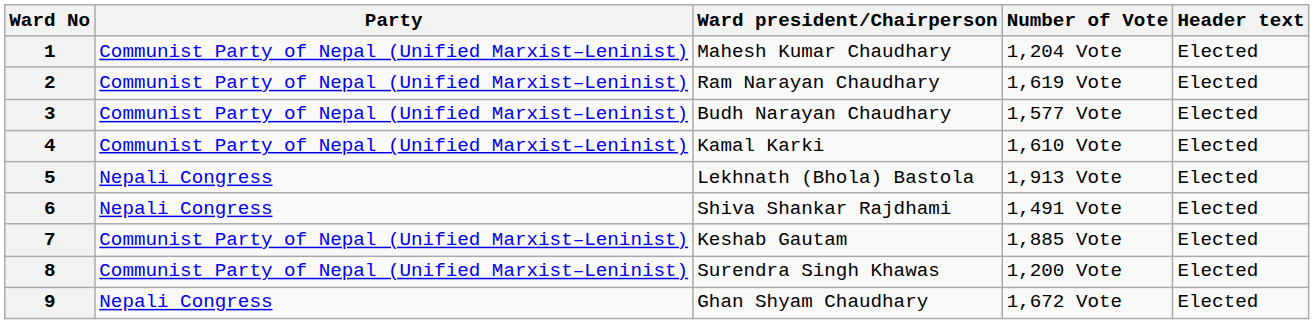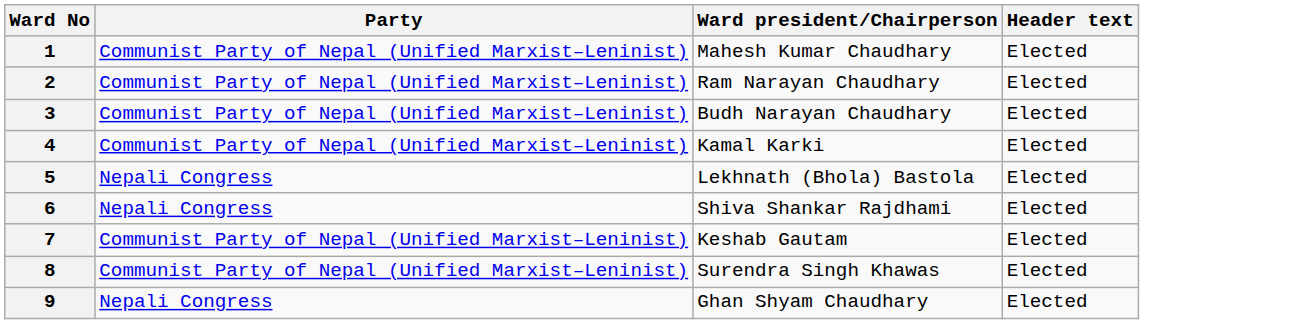- column: (1087, 20)
